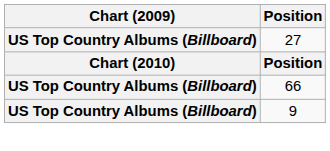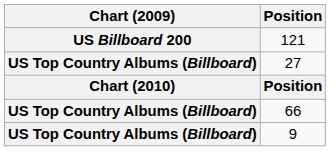+ row: (293, 39)
